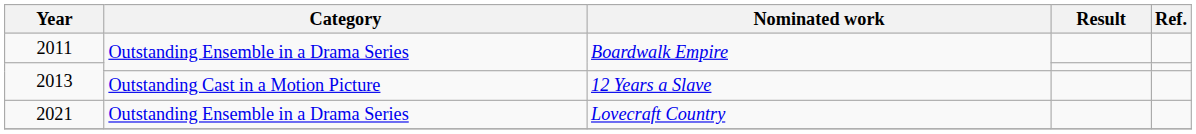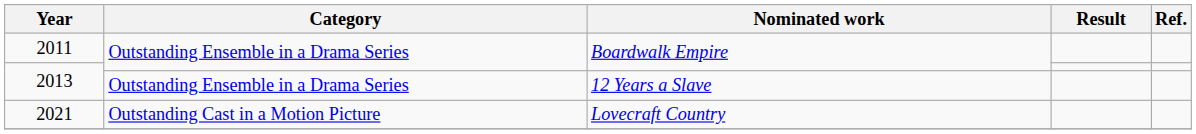(244, 85) Outstanding Cast in a Motion Picture -> (259, 85) Outstanding Ensemble in a Drama Series
(259, 114) Outstanding Ensemble in a Drama Series -> (244, 114) Outstanding Cast in a Motion Picture
